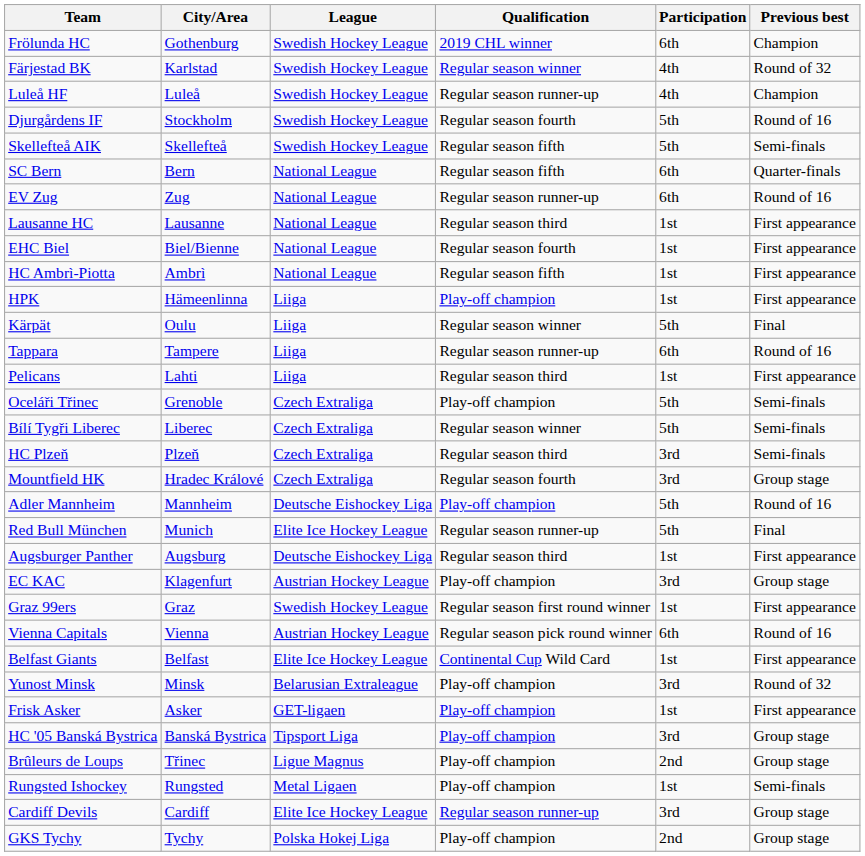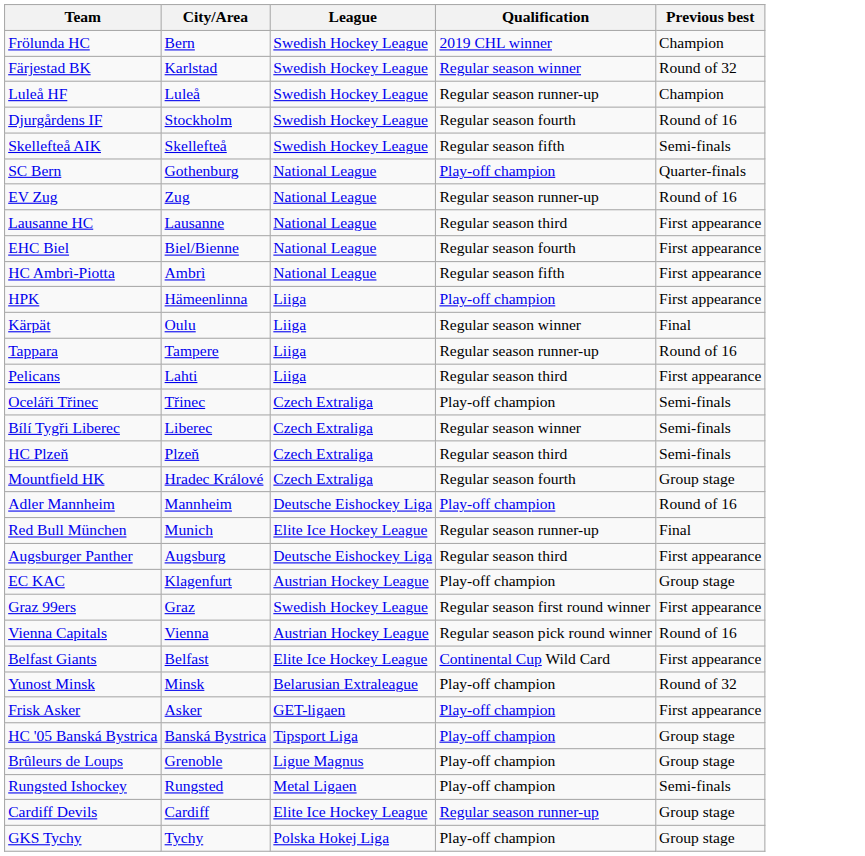- column: (703, 17)
(202, 43) Gothenburg -> (180, 43) Bern
(180, 171) Bern -> (202, 171) Gothenburg
(502, 171) Regular season fifth -> (497, 171) Play-off champion
(194, 402) Grenoble -> (185, 402) Třinec
(185, 761) Třinec -> (194, 761) Grenoble
